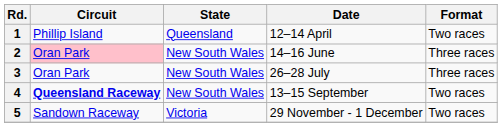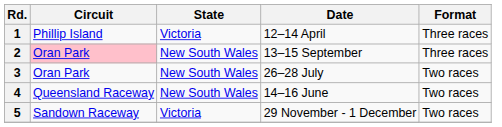(200, 34) Queensland -> (180, 34) Victoria
(457, 34) Two races -> (455, 34) Three races
(302, 54) 14–16 June -> (313, 54) 13–15 September
(461, 73) Three races -> (450, 73) Two races
(97, 93) bold -> (94, 93) normal
(319, 93) 13–15 September -> (296, 93) 14–16 June
